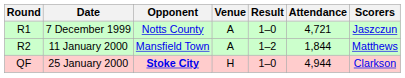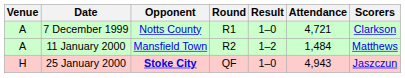columns swapped: (24, 13) <-> (230, 13)
(375, 30) Jaszczun -> (375, 30) Clarkson
(318, 47) 1,844 -> (318, 47) 1,484
(318, 64) 4,944 -> (318, 64) 4,943
(375, 64) Clarkson -> (375, 64) Jaszczun
